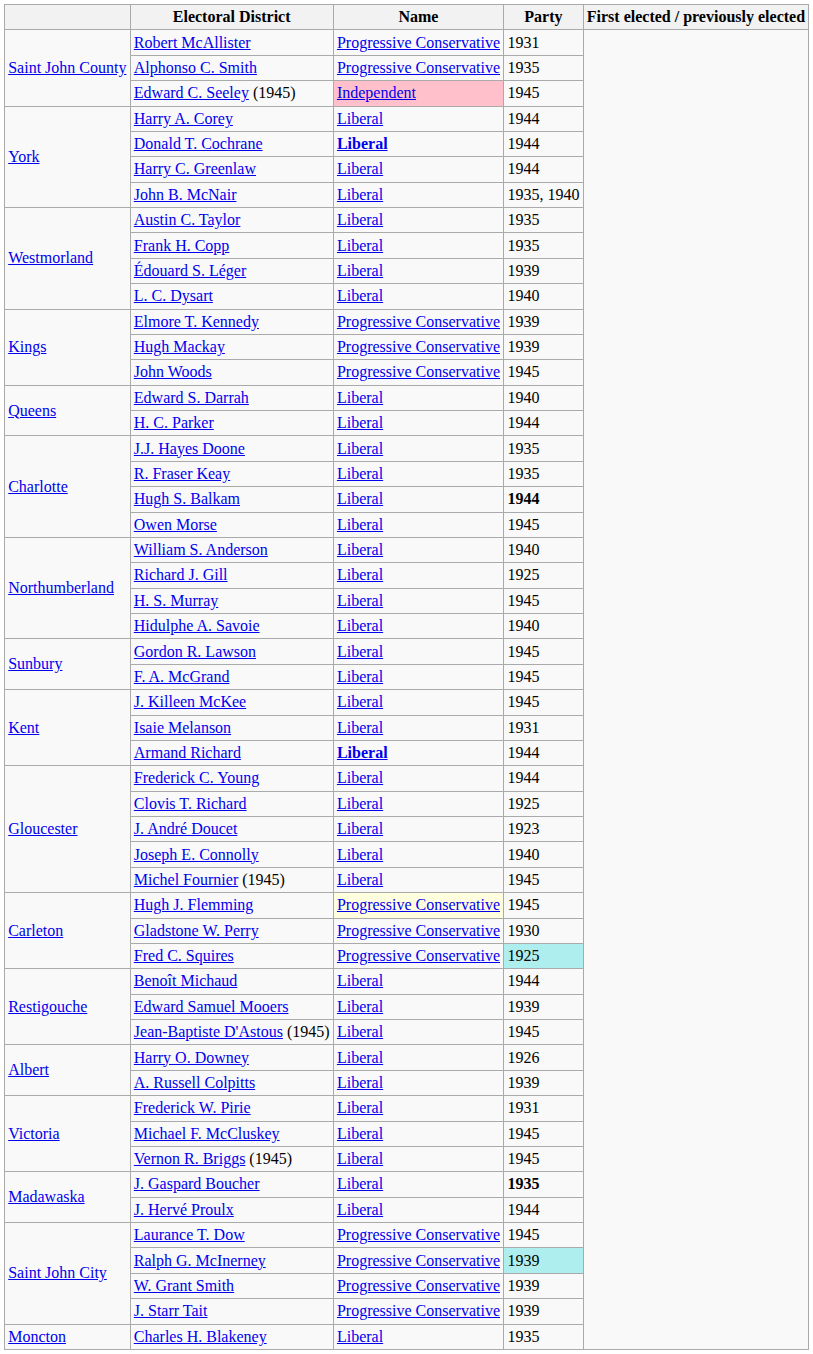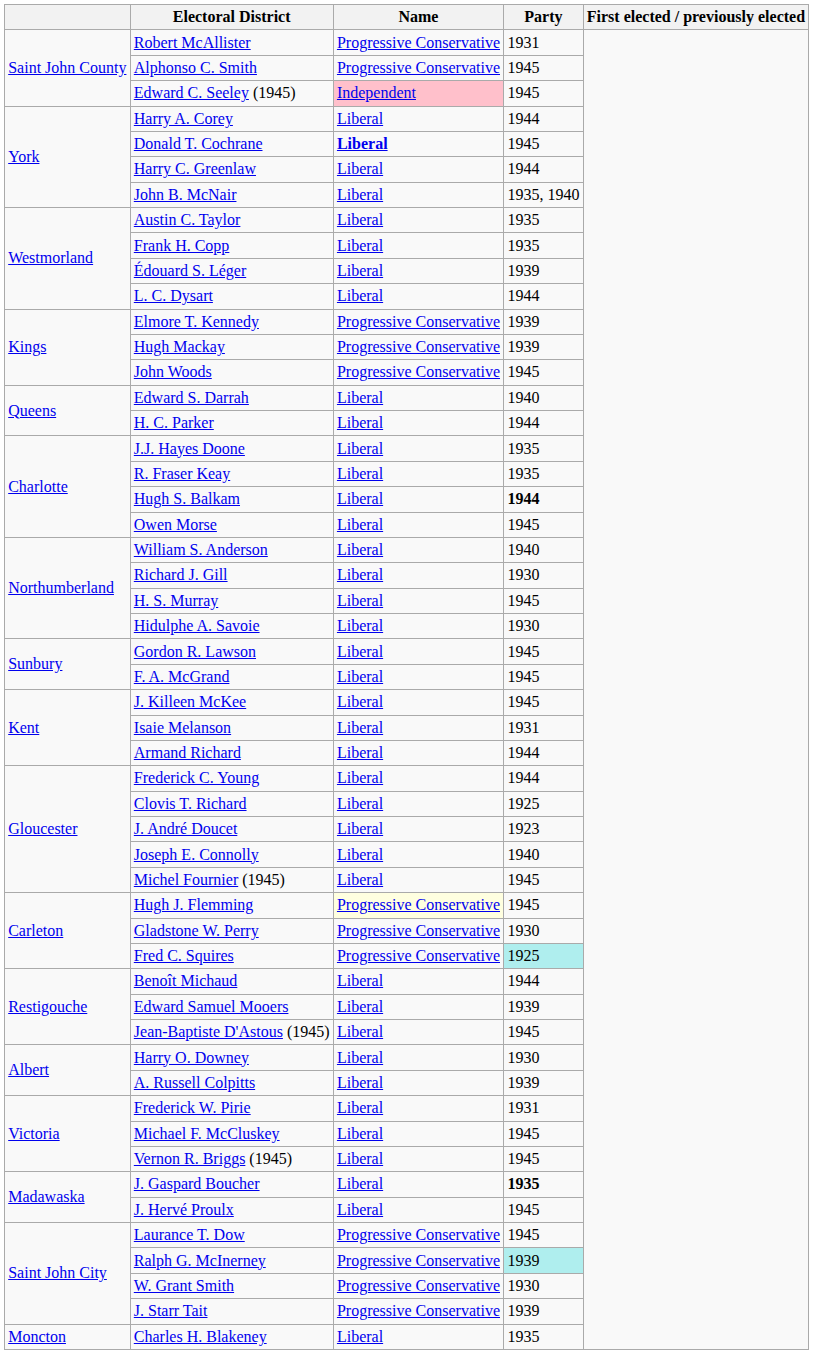(523, 67) 1935 -> (523, 67) 1945
(523, 144) 1944 -> (523, 144) 1945
(523, 296) 1940 -> (523, 296) 1944
(523, 575) 1925 -> (523, 575) 1930
(523, 626) 1940 -> (523, 626) 1930
(362, 753) bold -> (360, 753) normal
(523, 1057) 1926 -> (523, 1057) 1930
(523, 1209) 1944 -> (523, 1209) 1945
(523, 1285) 1939 -> (523, 1285) 1930
